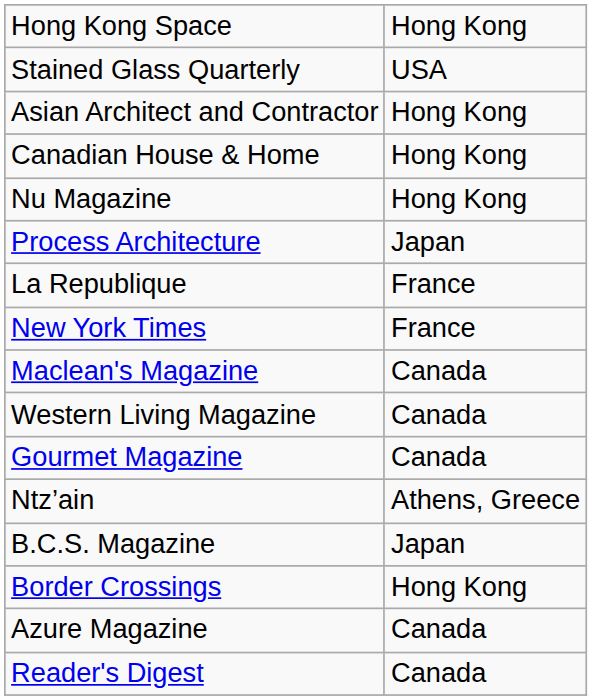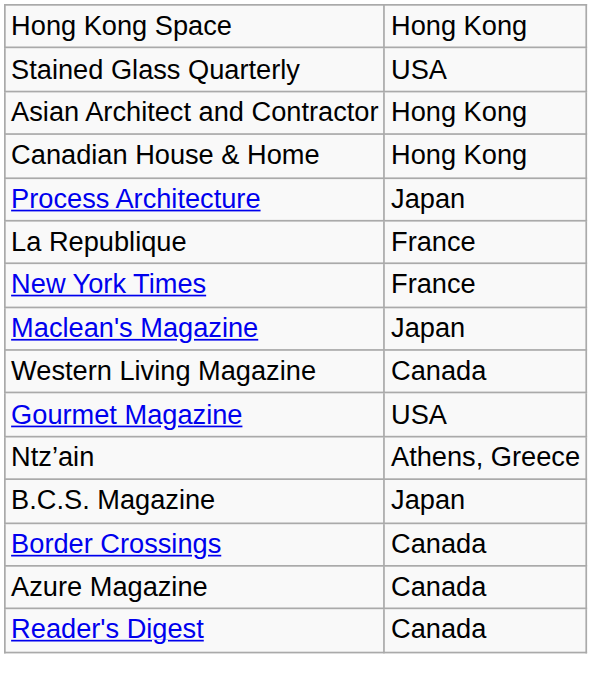- row: (91, 198)
(439, 371) Canada -> (428, 328) Japan
(439, 457) Canada -> (419, 414) USA
(459, 586) Hong Kong -> (439, 543) Canada
